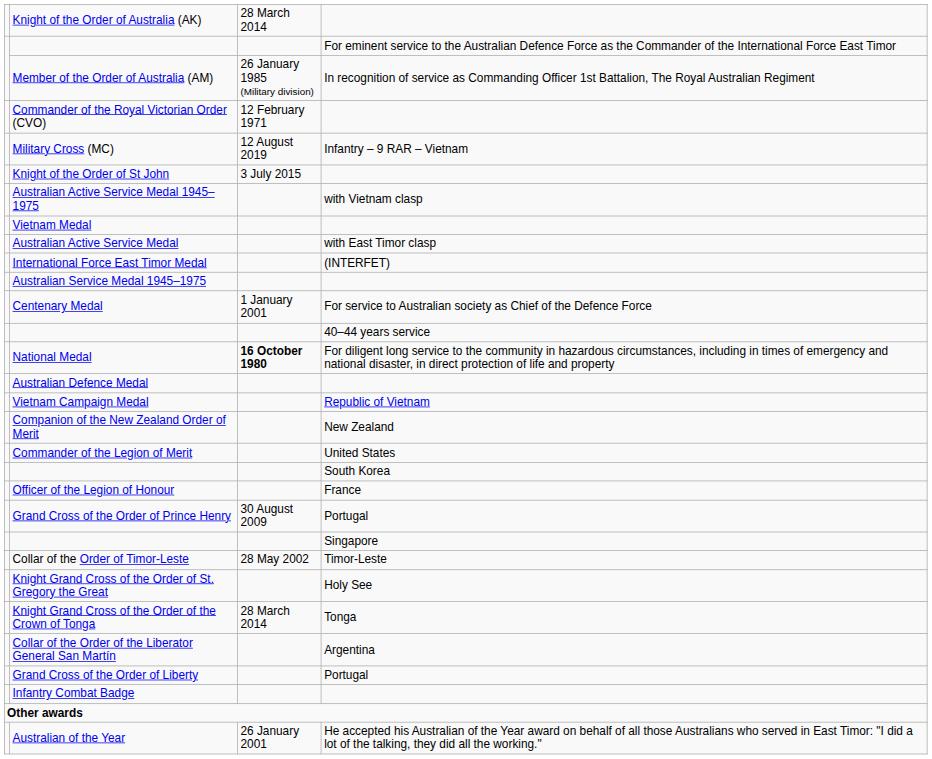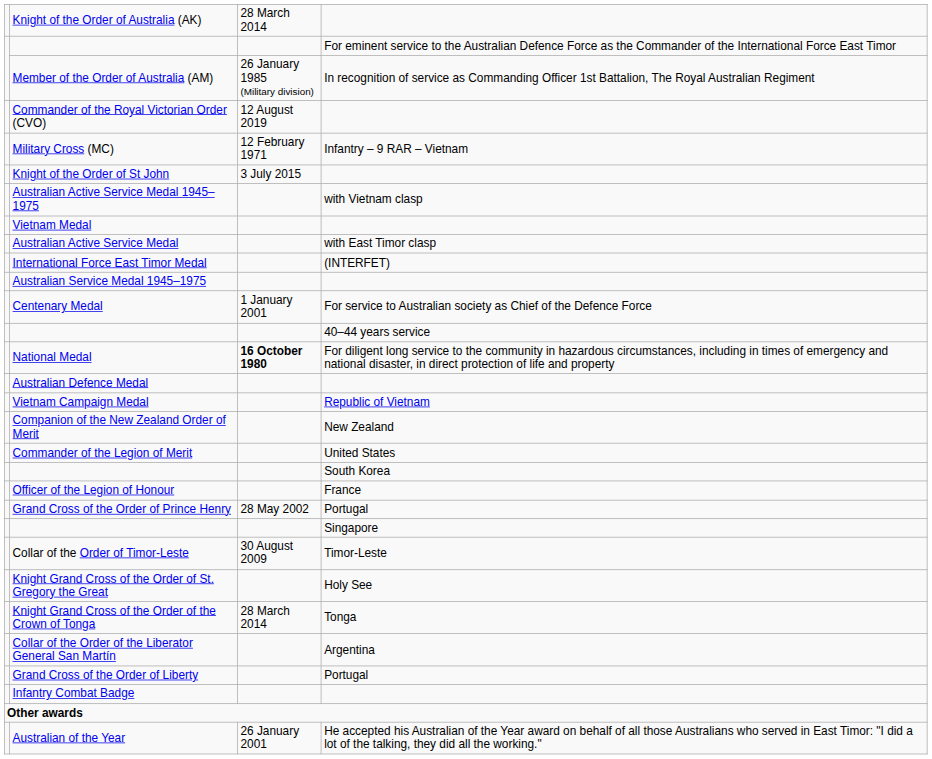(272, 116) 12 February 1971 -> (267, 116) 12 August 2019
(267, 148) 12 August 2019 -> (272, 148) 12 February 1971
(267, 515) 30 August 2009 -> (275, 509) 28 May 2002
(275, 560) 28 May 2002 -> (267, 553) 30 August 2009
